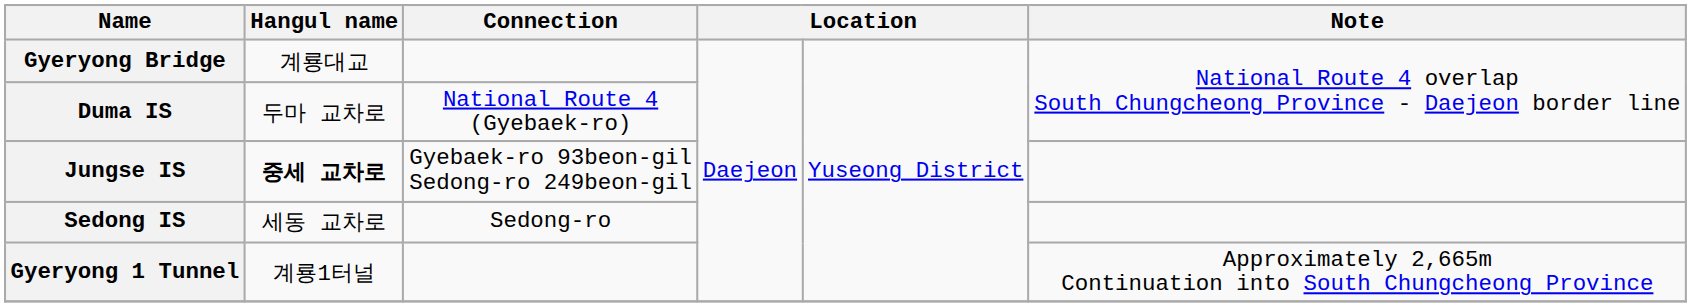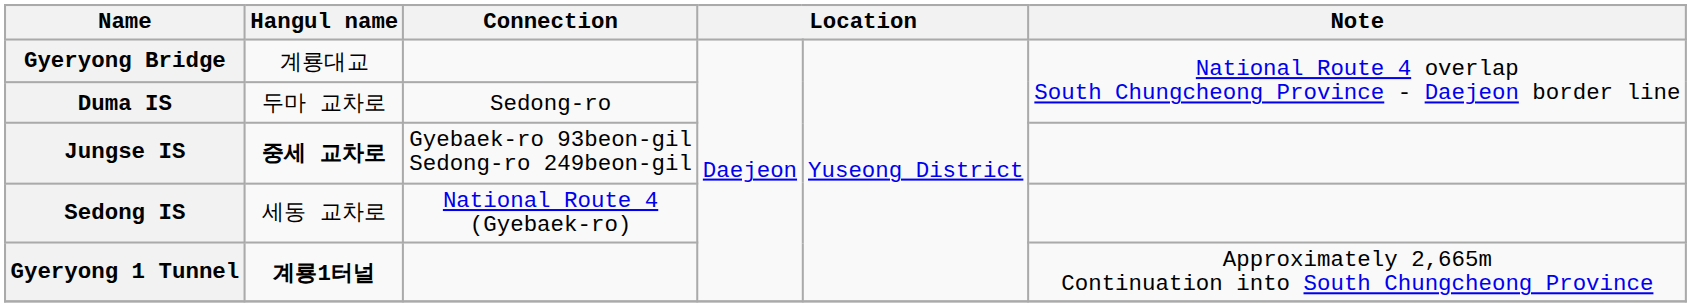(551, 112) National Route 4 (Gyebaek-ro) -> (551, 103) Sedong-ro
(551, 222) Sedong-ro -> (551, 213) National Route 4 (Gyebaek-ro)
(324, 273) normal -> (324, 273) bold
